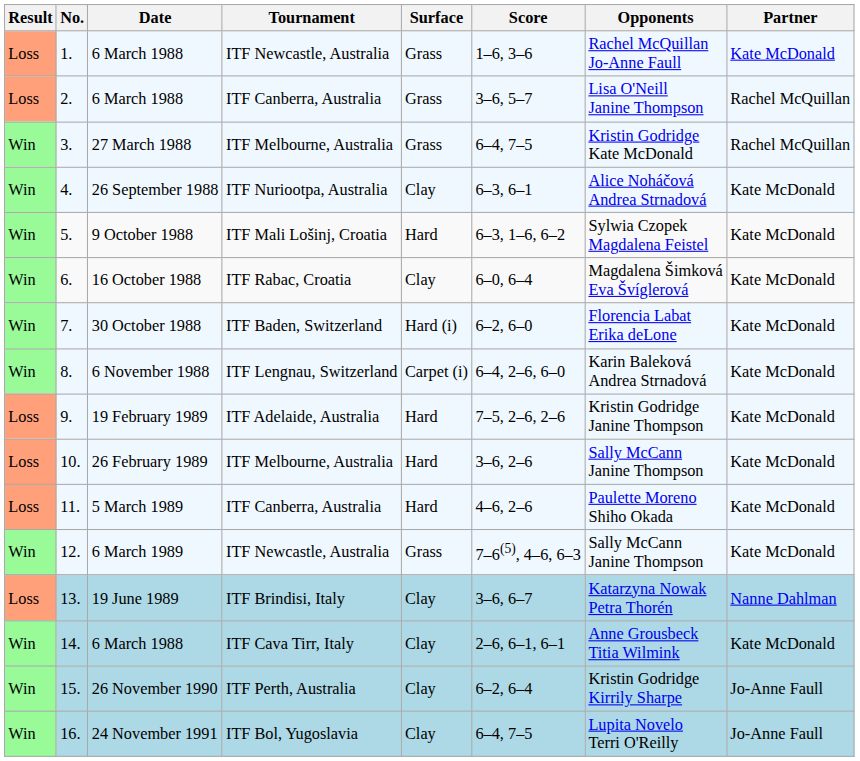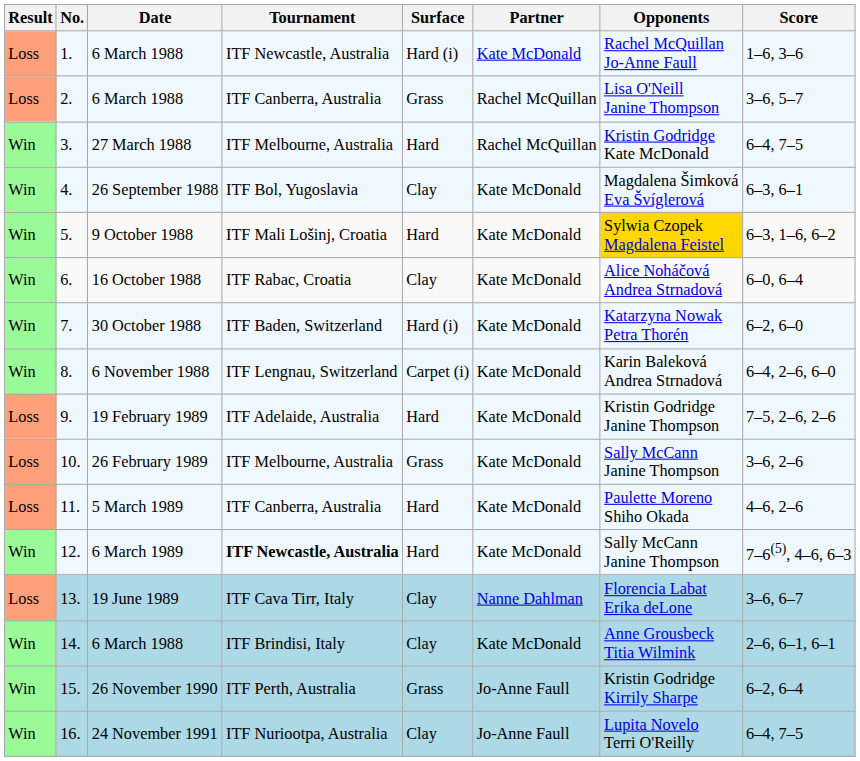columns swapped: (790, 17) <-> (528, 17)
(424, 53) Grass -> (432, 53) Hard (i)
(424, 143) Grass -> (423, 143) Hard
(307, 189) ITF Nuriootpa, Australia -> (292, 189) ITF Bol, Yugoslavia
(647, 189) Alice Noháčová Andrea Strnadová -> (671, 189) Magdalena Šimková Eva Švíglerová
(648, 234) no background -> (664, 234) gold background
(656, 279) Magdalena Šimková Eva Švíglerová -> (663, 279) Alice Noháčová Andrea Strnadová
(640, 325) Florencia Labat Erika deLone -> (663, 325) Katarzyna Nowak Petra Thorén
(421, 461) Hard -> (425, 461) Grass
(308, 551) normal -> (312, 551) bold
(424, 551) Grass -> (423, 551) Hard
(285, 597) ITF Brindisi, Italy -> (290, 597) ITF Cava Tirr, Italy
(647, 597) Katarzyna Nowak Petra Thorén -> (655, 597) Florencia Labat Erika deLone
(290, 642) ITF Cava Tirr, Italy -> (285, 642) ITF Brindisi, Italy
(420, 687) Clay -> (425, 687) Grass
(292, 733) ITF Bol, Yugoslavia -> (307, 733) ITF Nuriootpa, Australia
